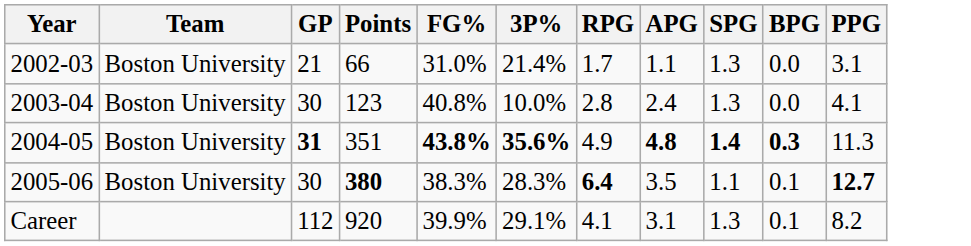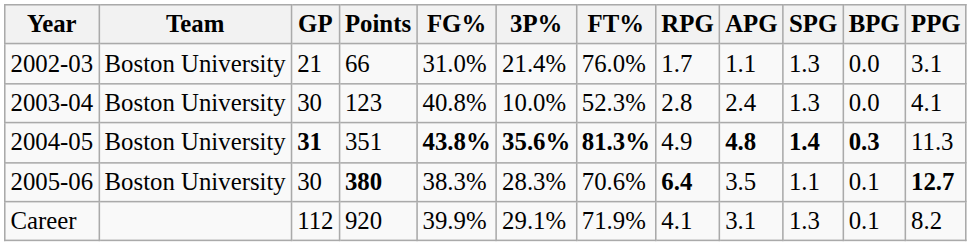+ column: (616, 24)
